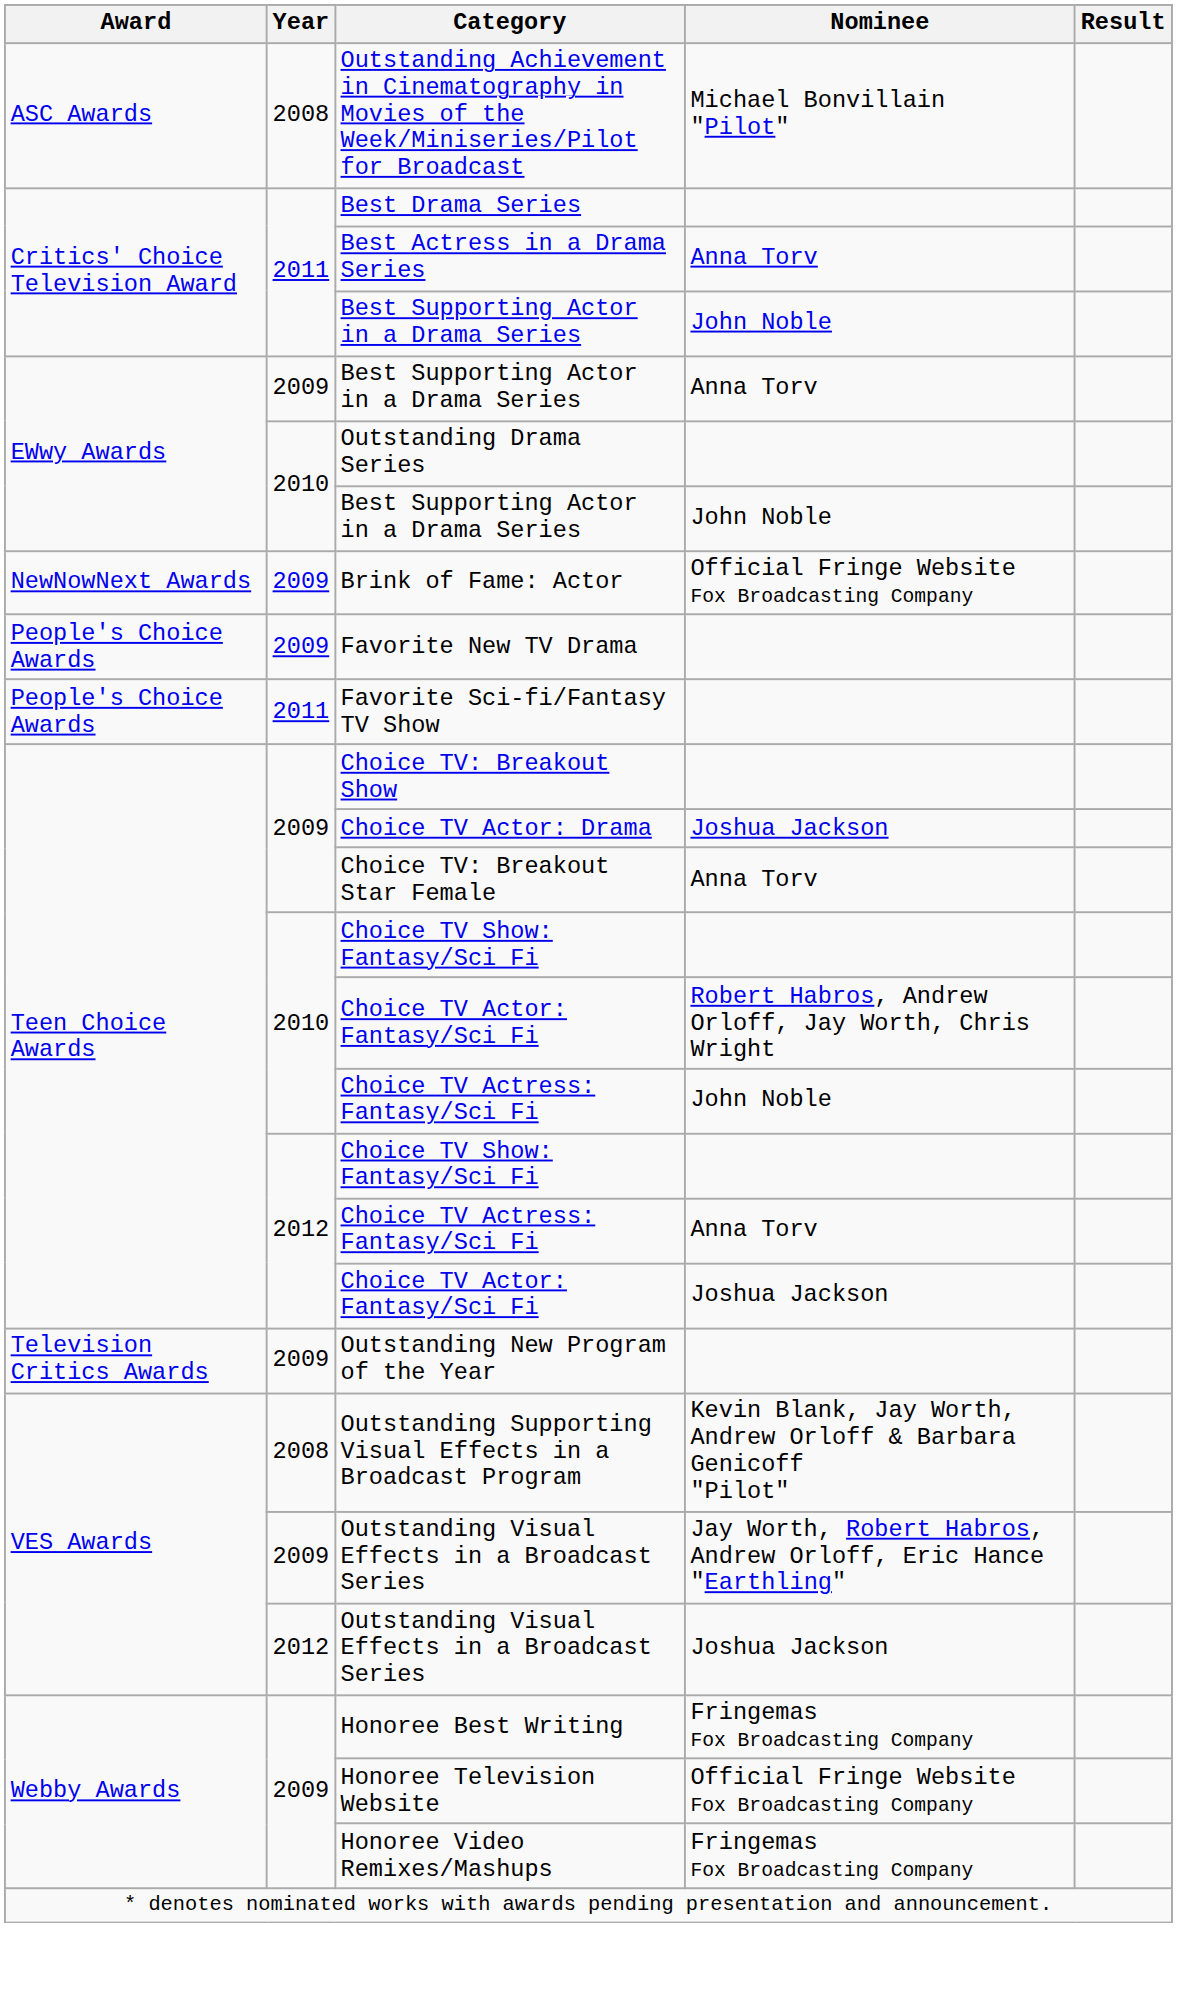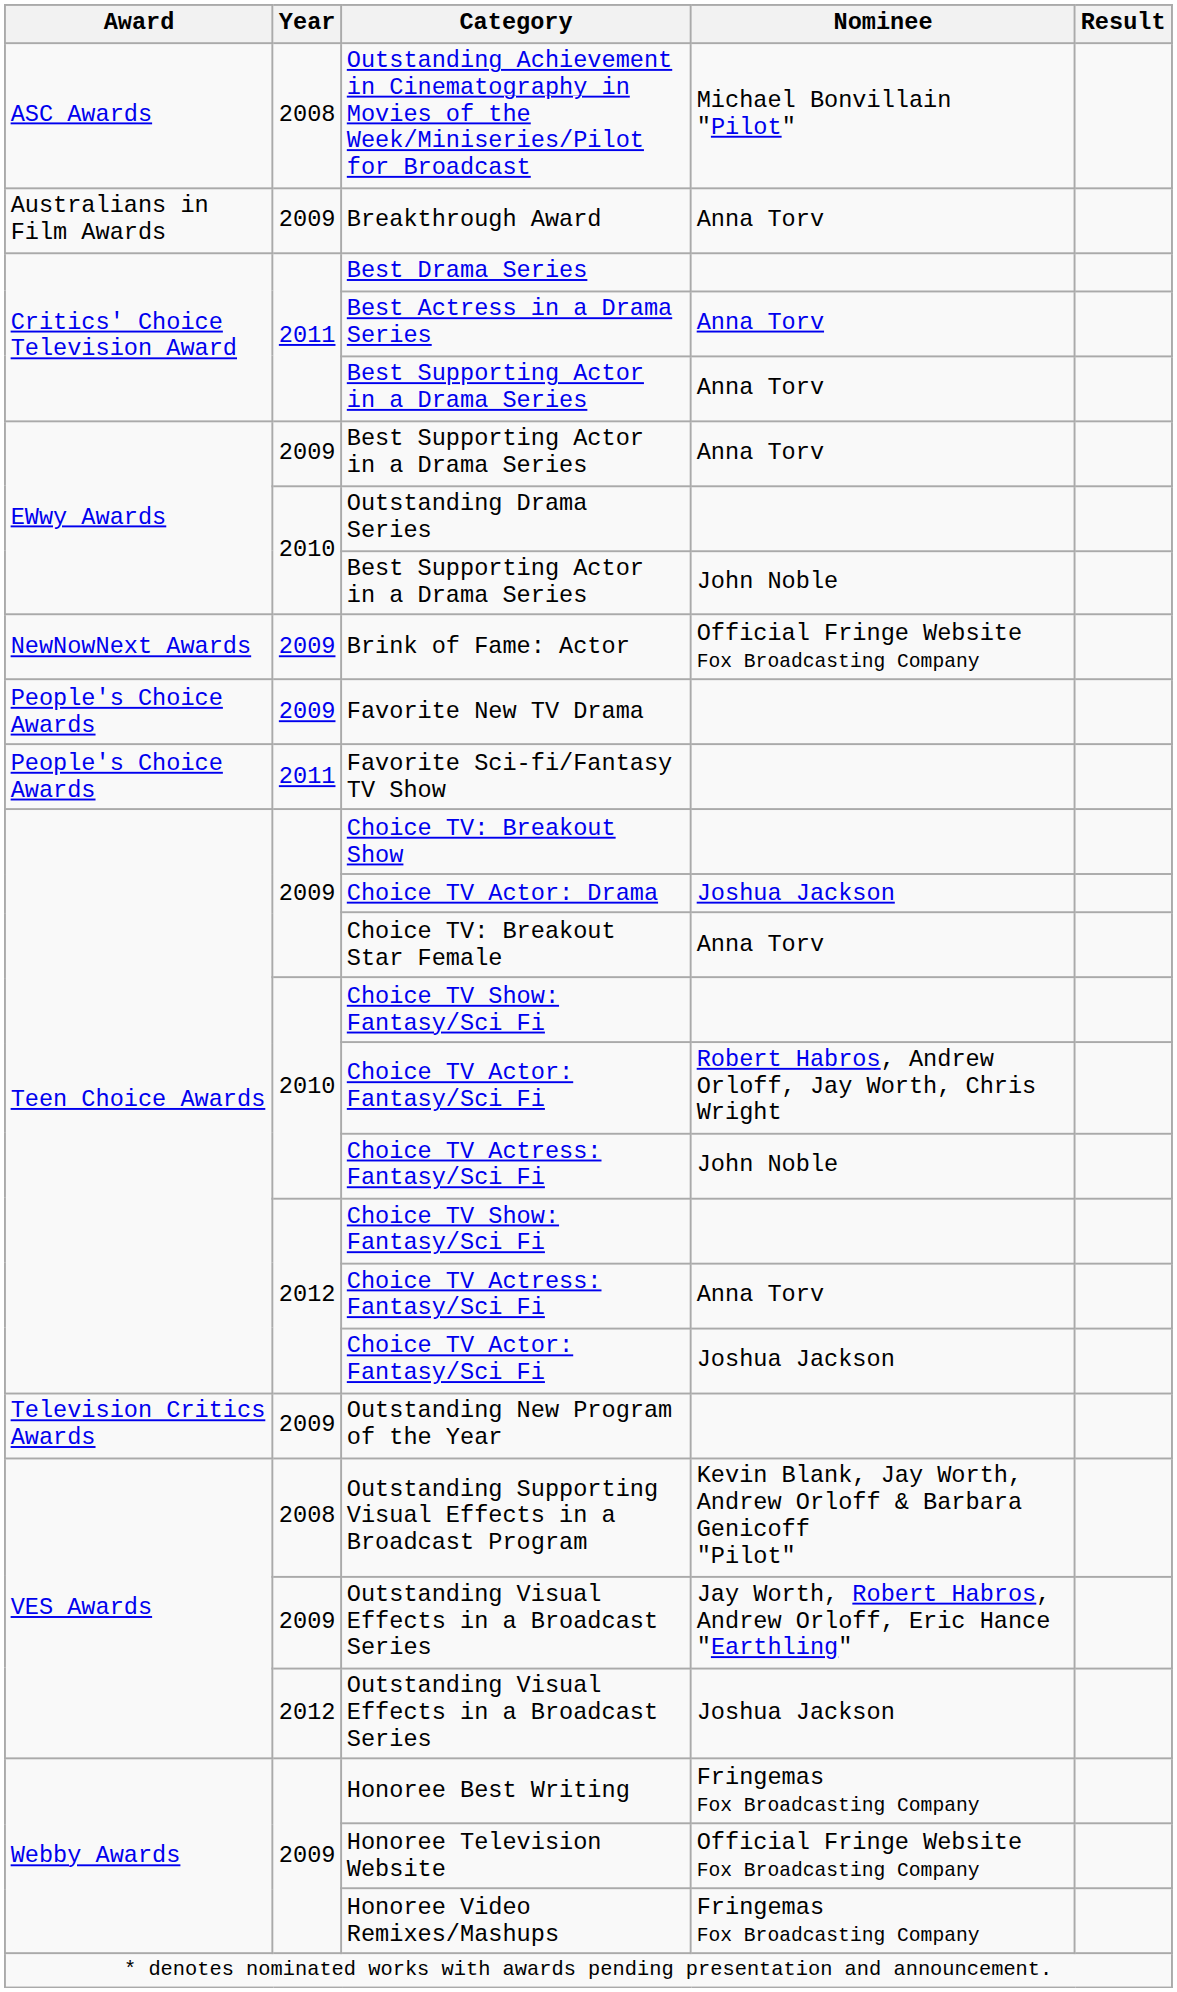+ row: (307, 221)
(761, 324) John Noble -> (760, 389) Anna Torv
